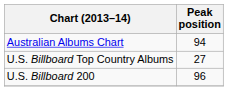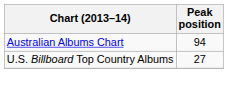- row: (51, 77)
